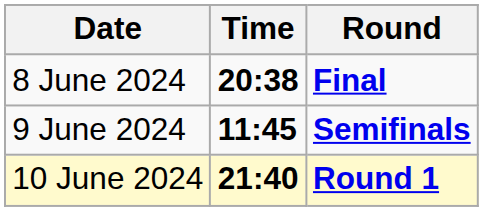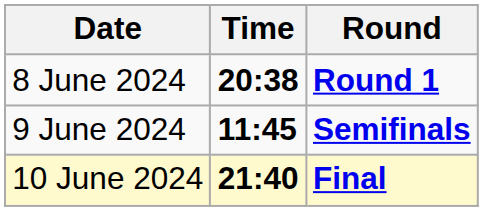(350, 79) Final -> (376, 79) Round 1
(376, 179) Round 1 -> (350, 179) Final
